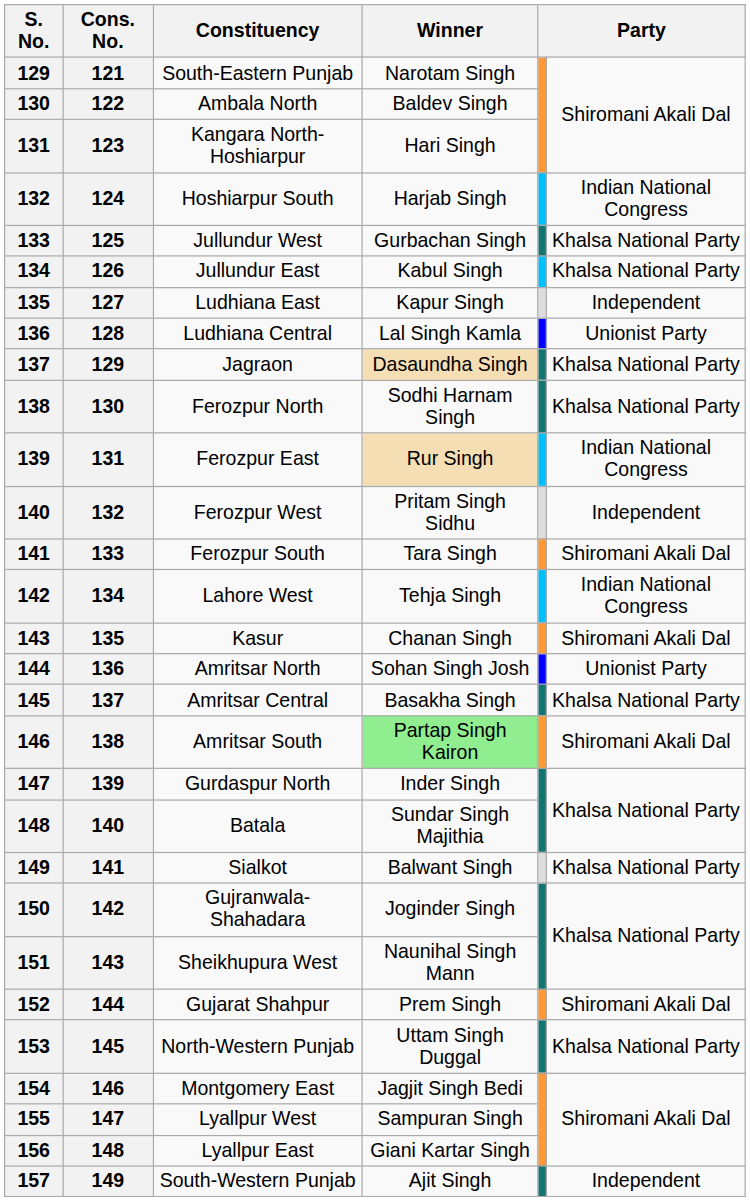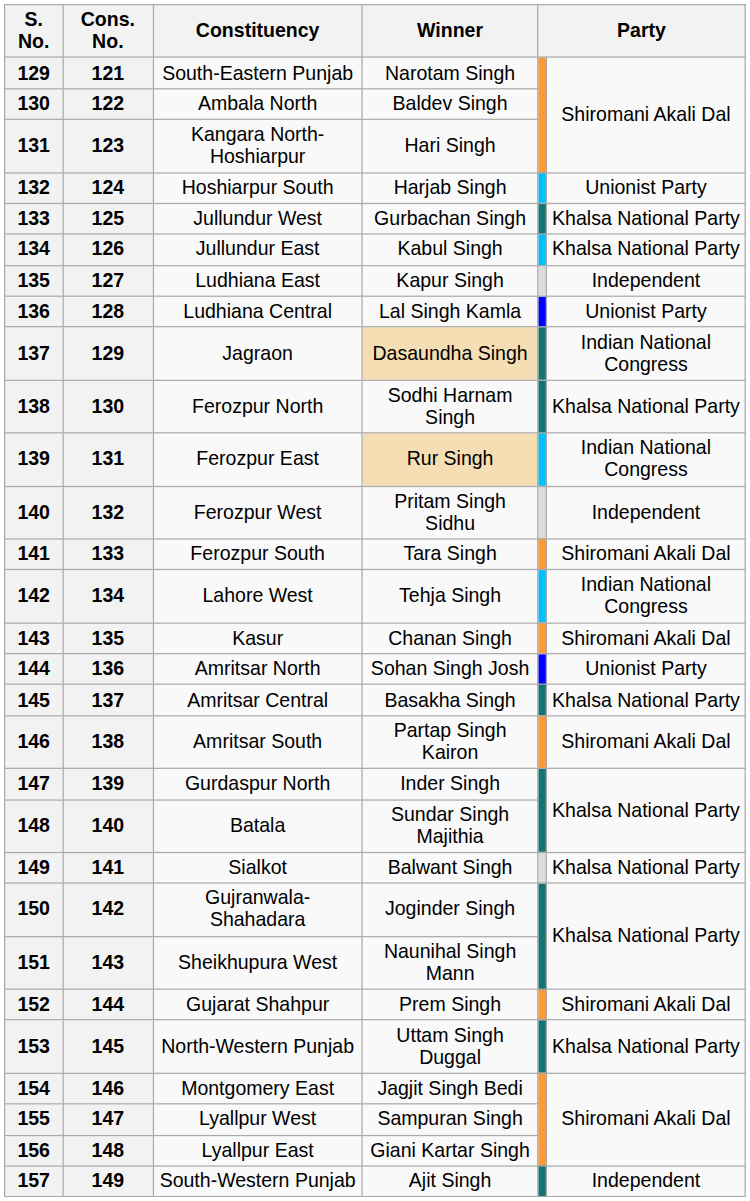(646, 198) Indian National Congress -> (646, 187) Unionist Party
(646, 364) Khalsa National Party -> (646, 353) Indian National Congress
(450, 741) lightgreen background -> (450, 741) no background
